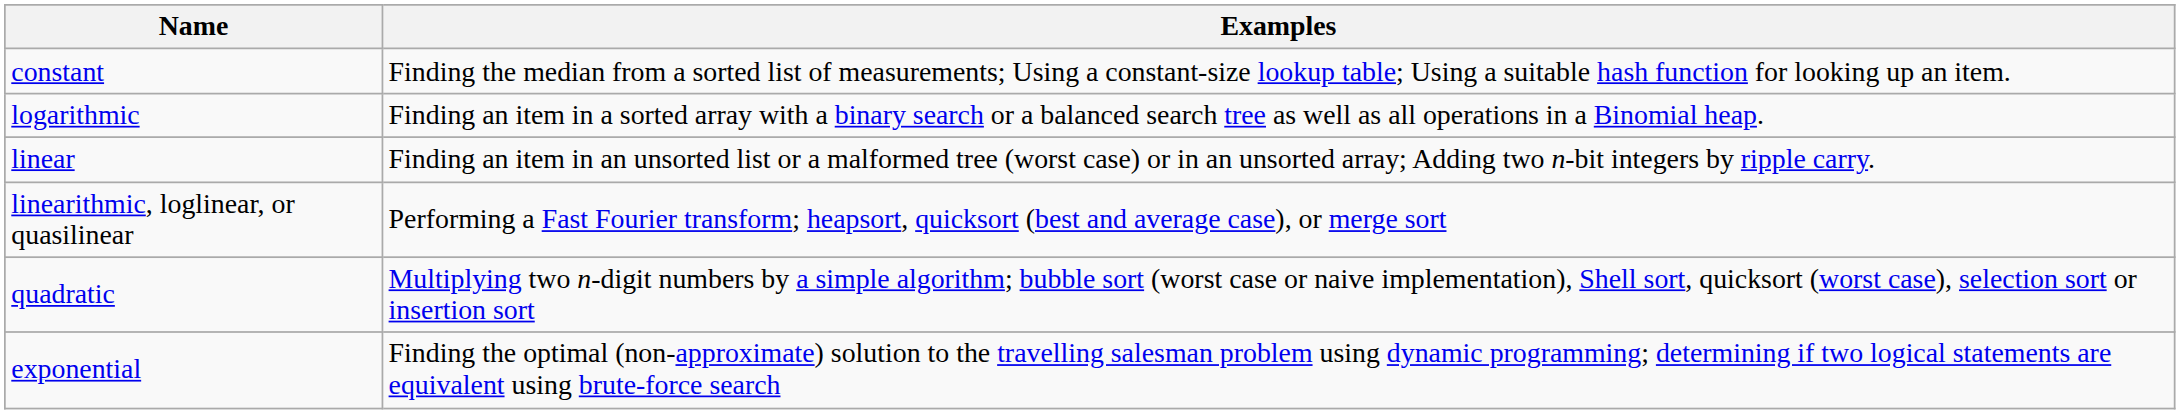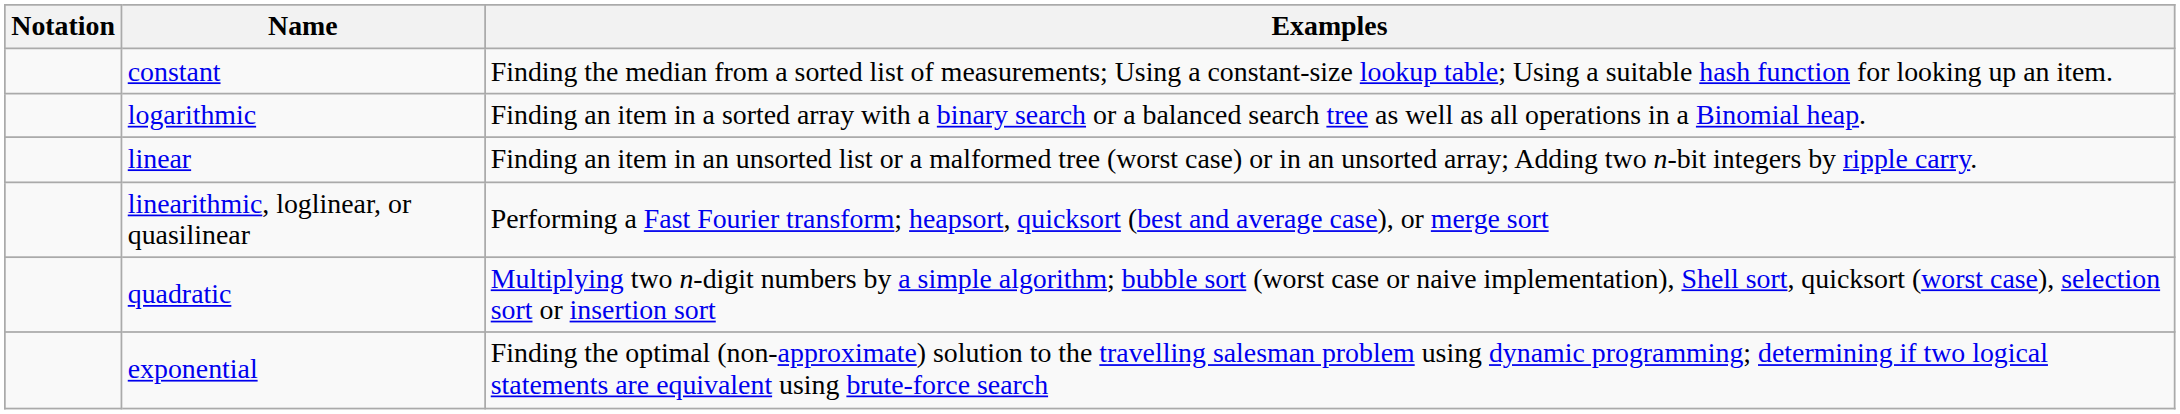+ column: (63, 26)
